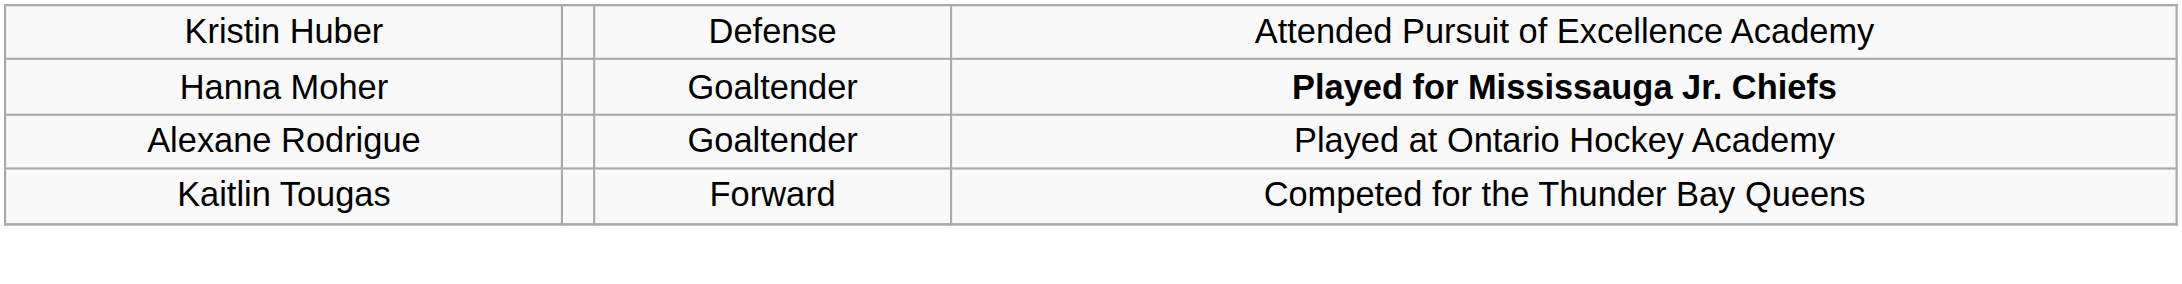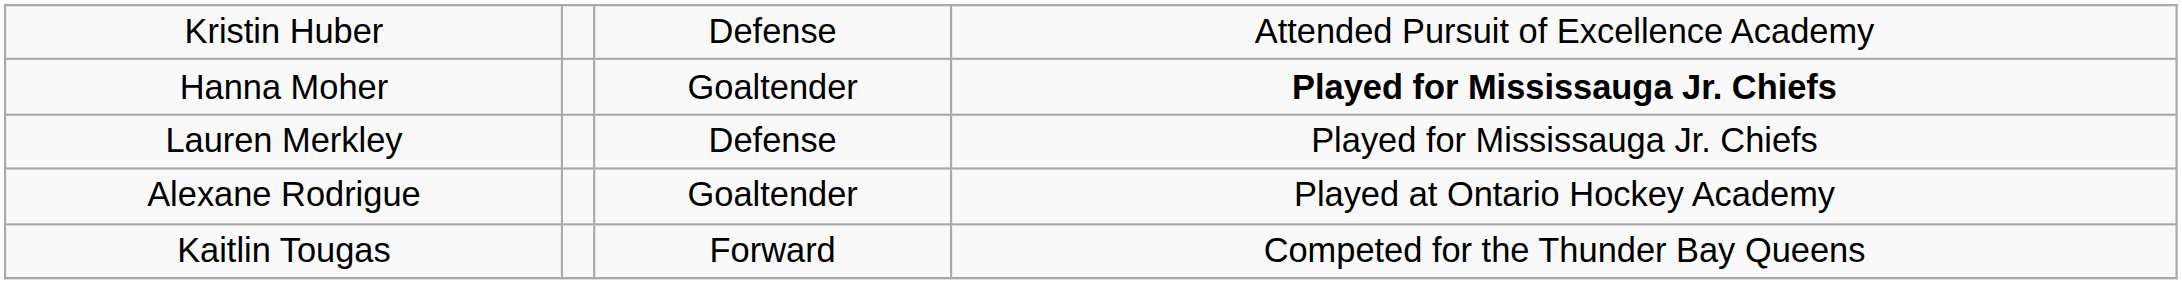+ row: (284, 140)
